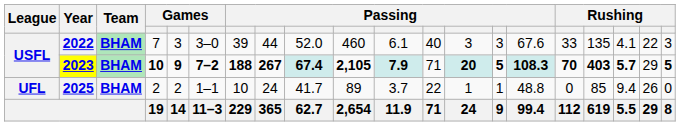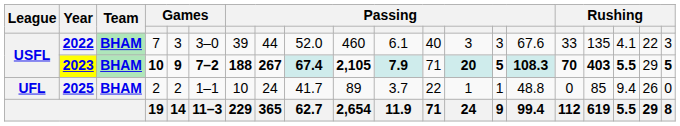(626, 66) 5.7 -> (626, 66) 5.5
